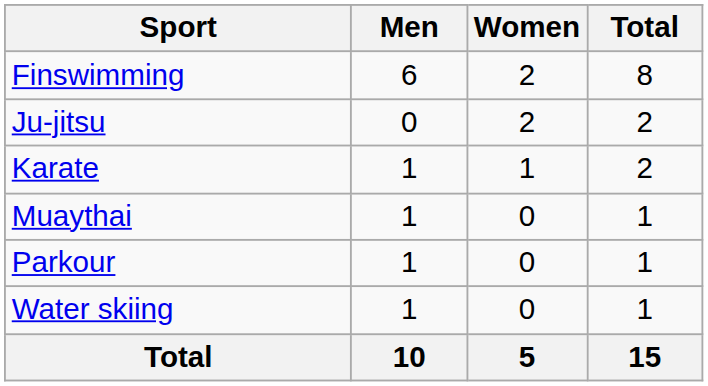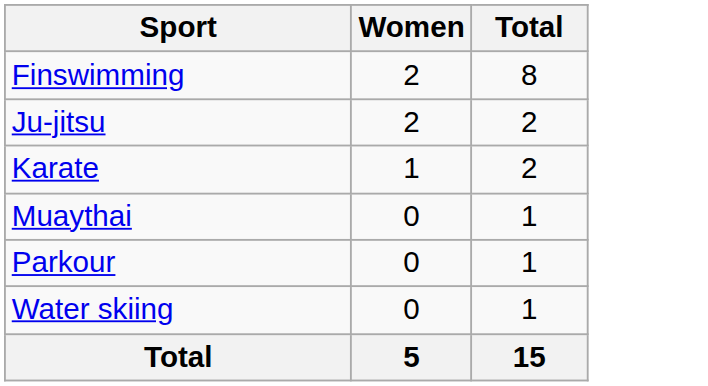- column: (409, 27)
